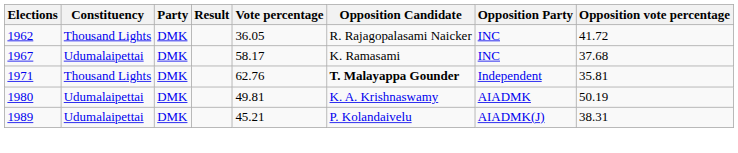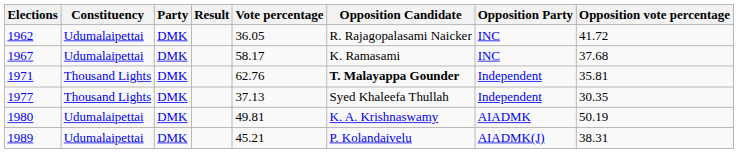(108, 35) Thousand Lights -> (104, 35) Udumalaipettai
+ row: (20, 96)
